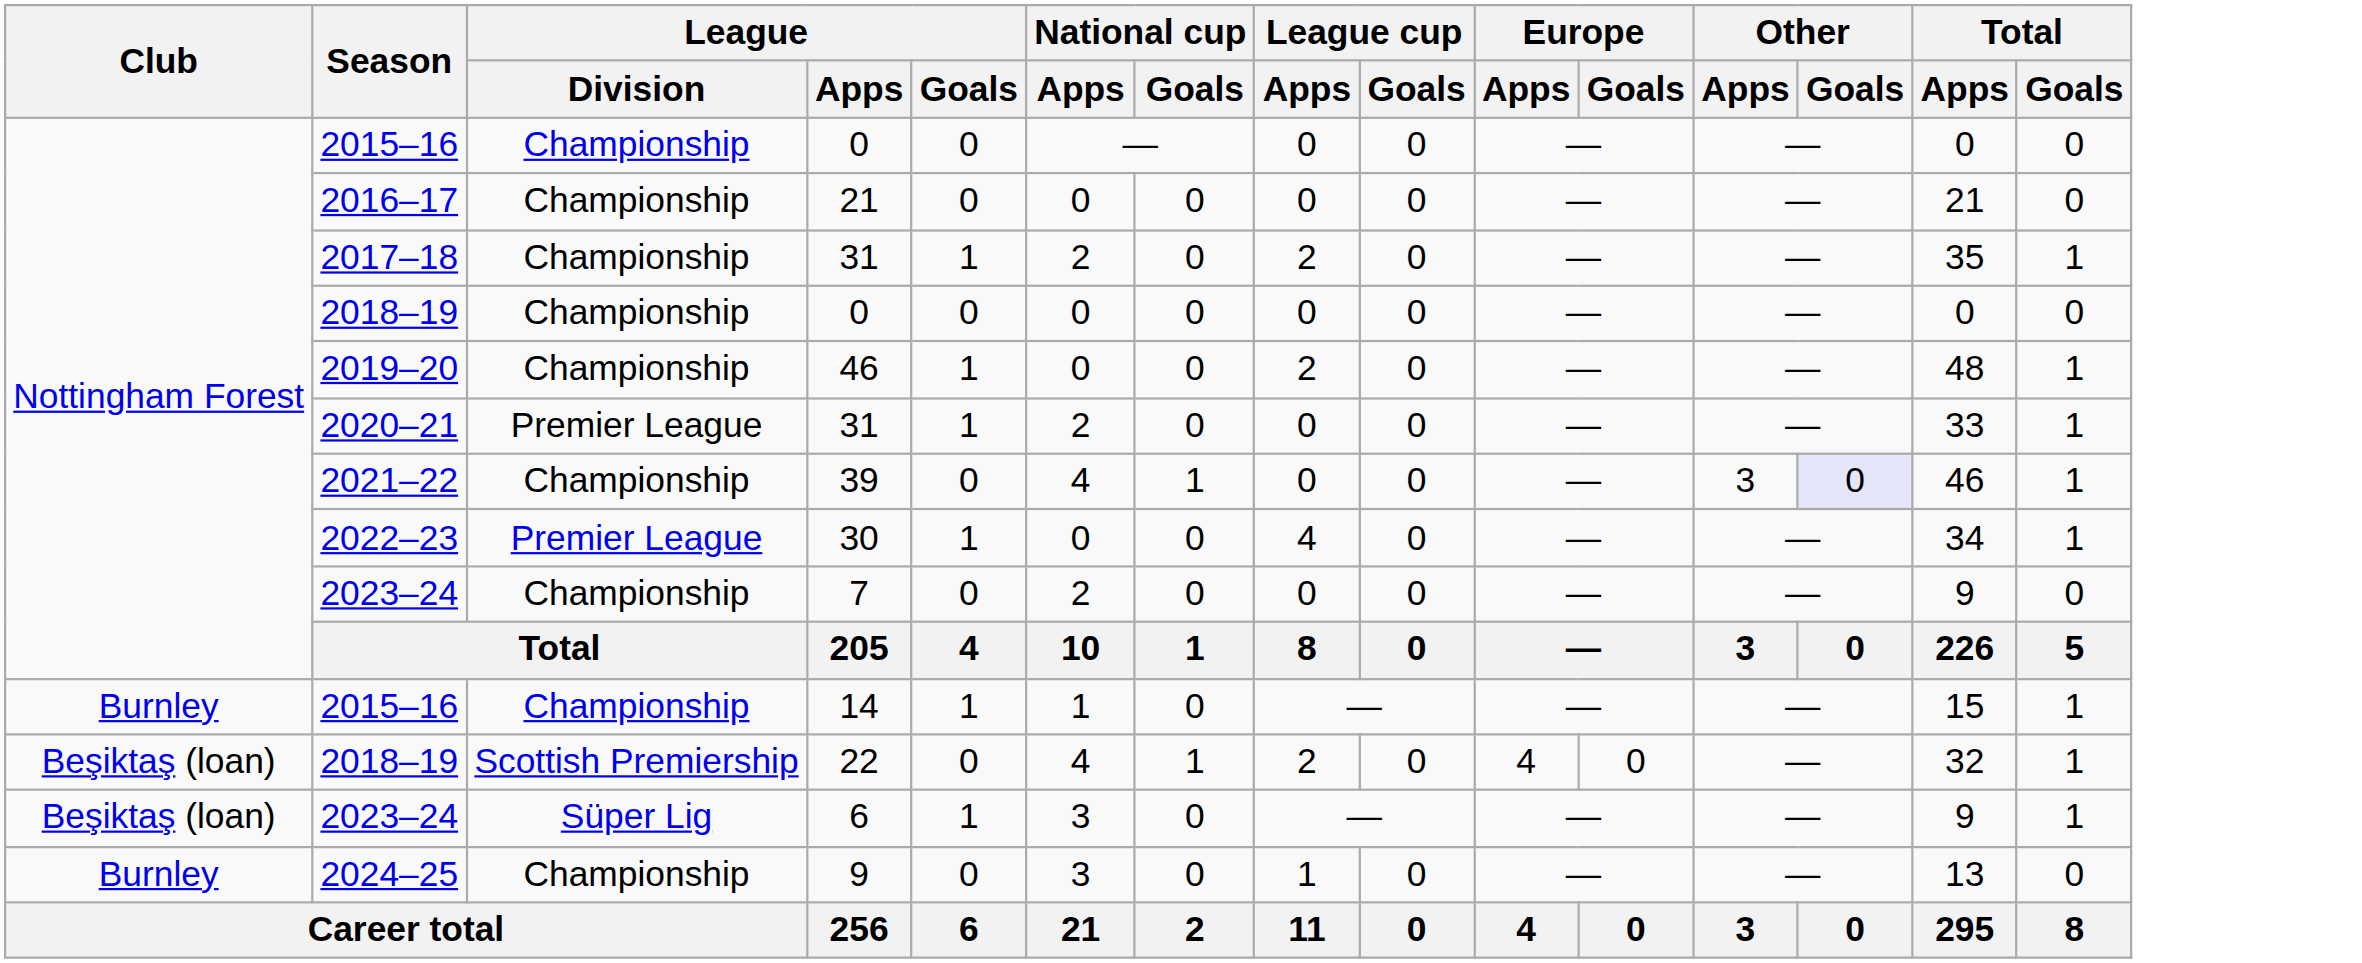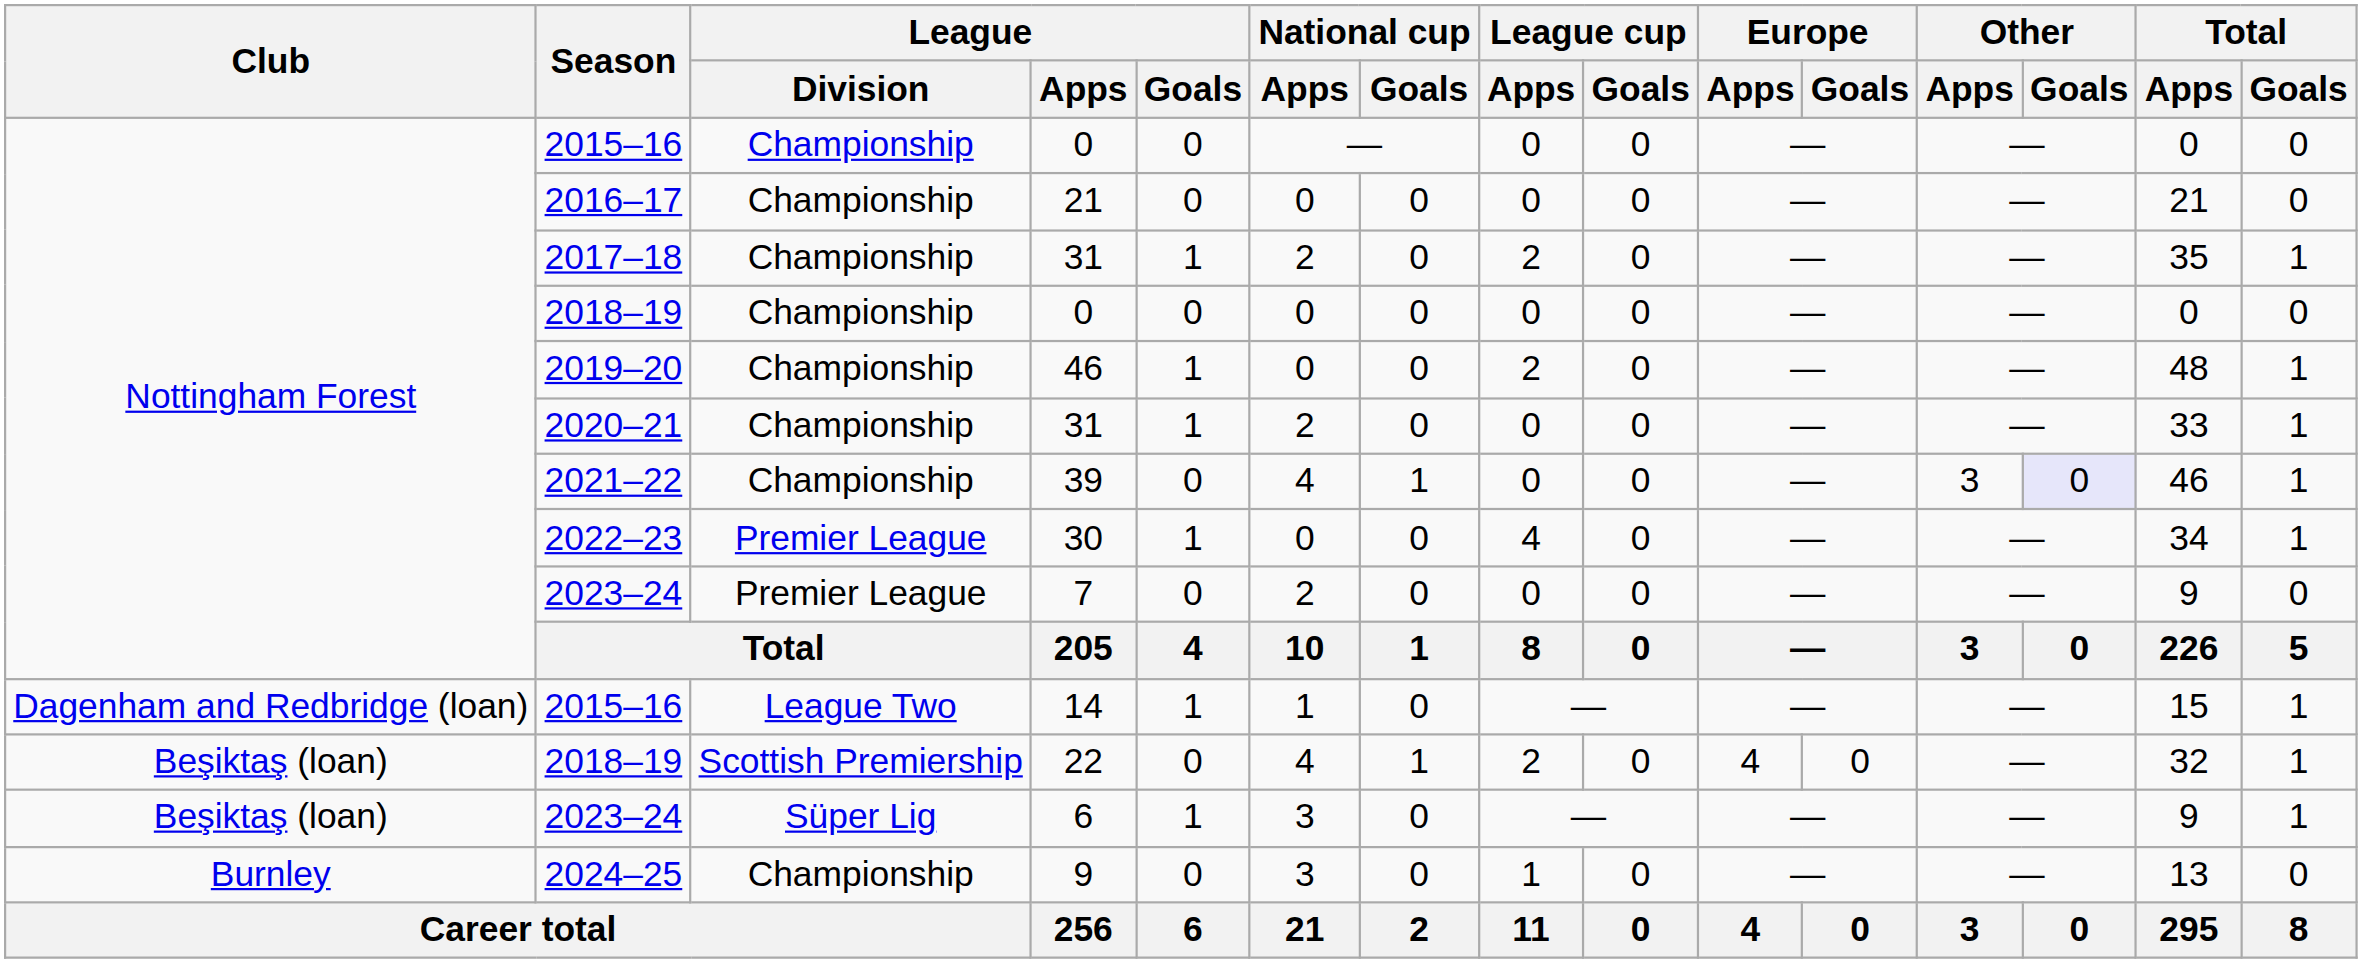(637, 425) Premier League -> (861, 425) Championship
(637, 593) Championship -> (861, 593) Premier League
(159, 705) Burnley -> (271, 705) Dagenham and Redbridge (loan)
(637, 705) Championship -> (861, 705) League Two
